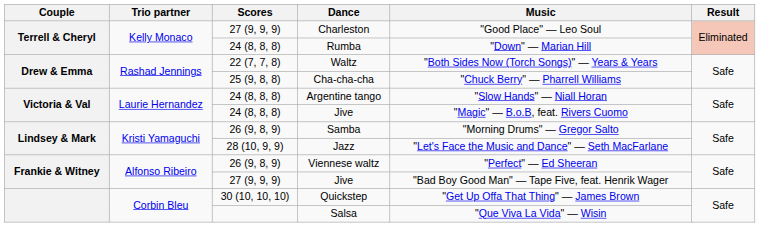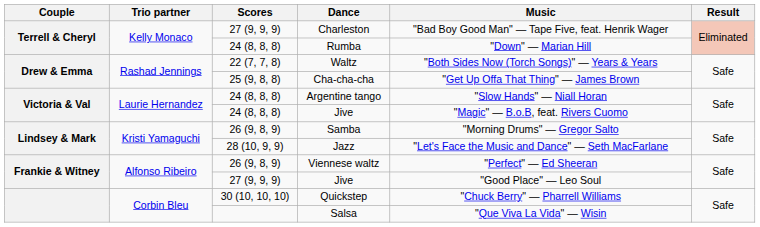(541, 29) "Good Place" — Leo Soul -> (541, 29) "Bad Boy Good Man" — Tape Five, feat. Henrik Wager
(541, 79) "Chuck Berry" — Pharrell Williams -> (541, 79) "Get Up Offa That Thing" — James Brown
(541, 180) "Bad Boy Good Man" — Tape Five, feat. Henrik Wager -> (541, 180) "Good Place" — Leo Soul
(541, 197) "Get Up Offa That Thing" — James Brown -> (541, 197) "Chuck Berry" — Pharrell Williams
